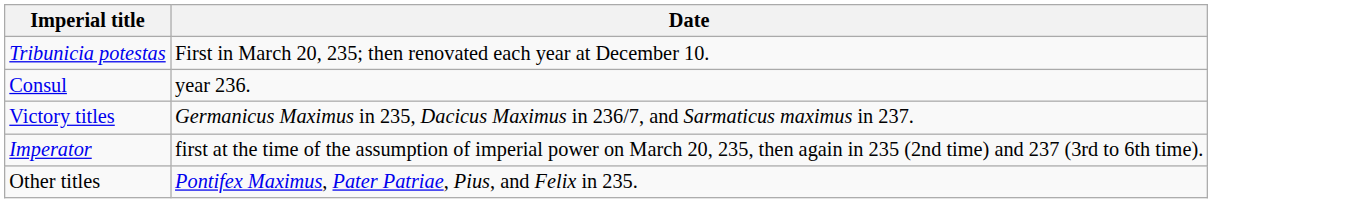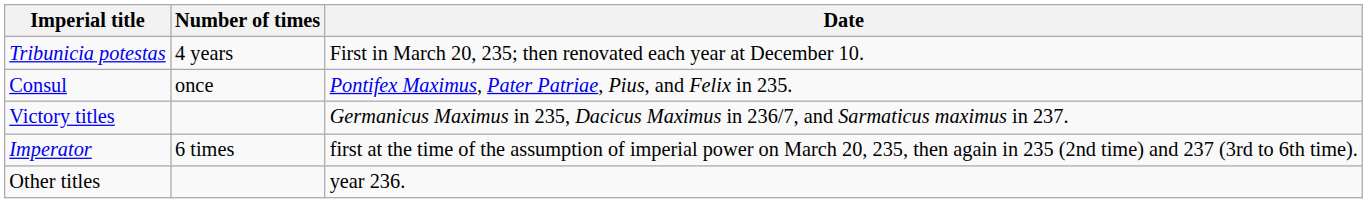+ column: (248, 20)
(213, 85) year 236. -> (561, 85) Pontifex Maximus, Pater Patriae, Pius, and Felix in 235.
(406, 181) Pontifex Maximus, Pater Patriae, Pius, and Felix in 235. -> (367, 181) year 236.
